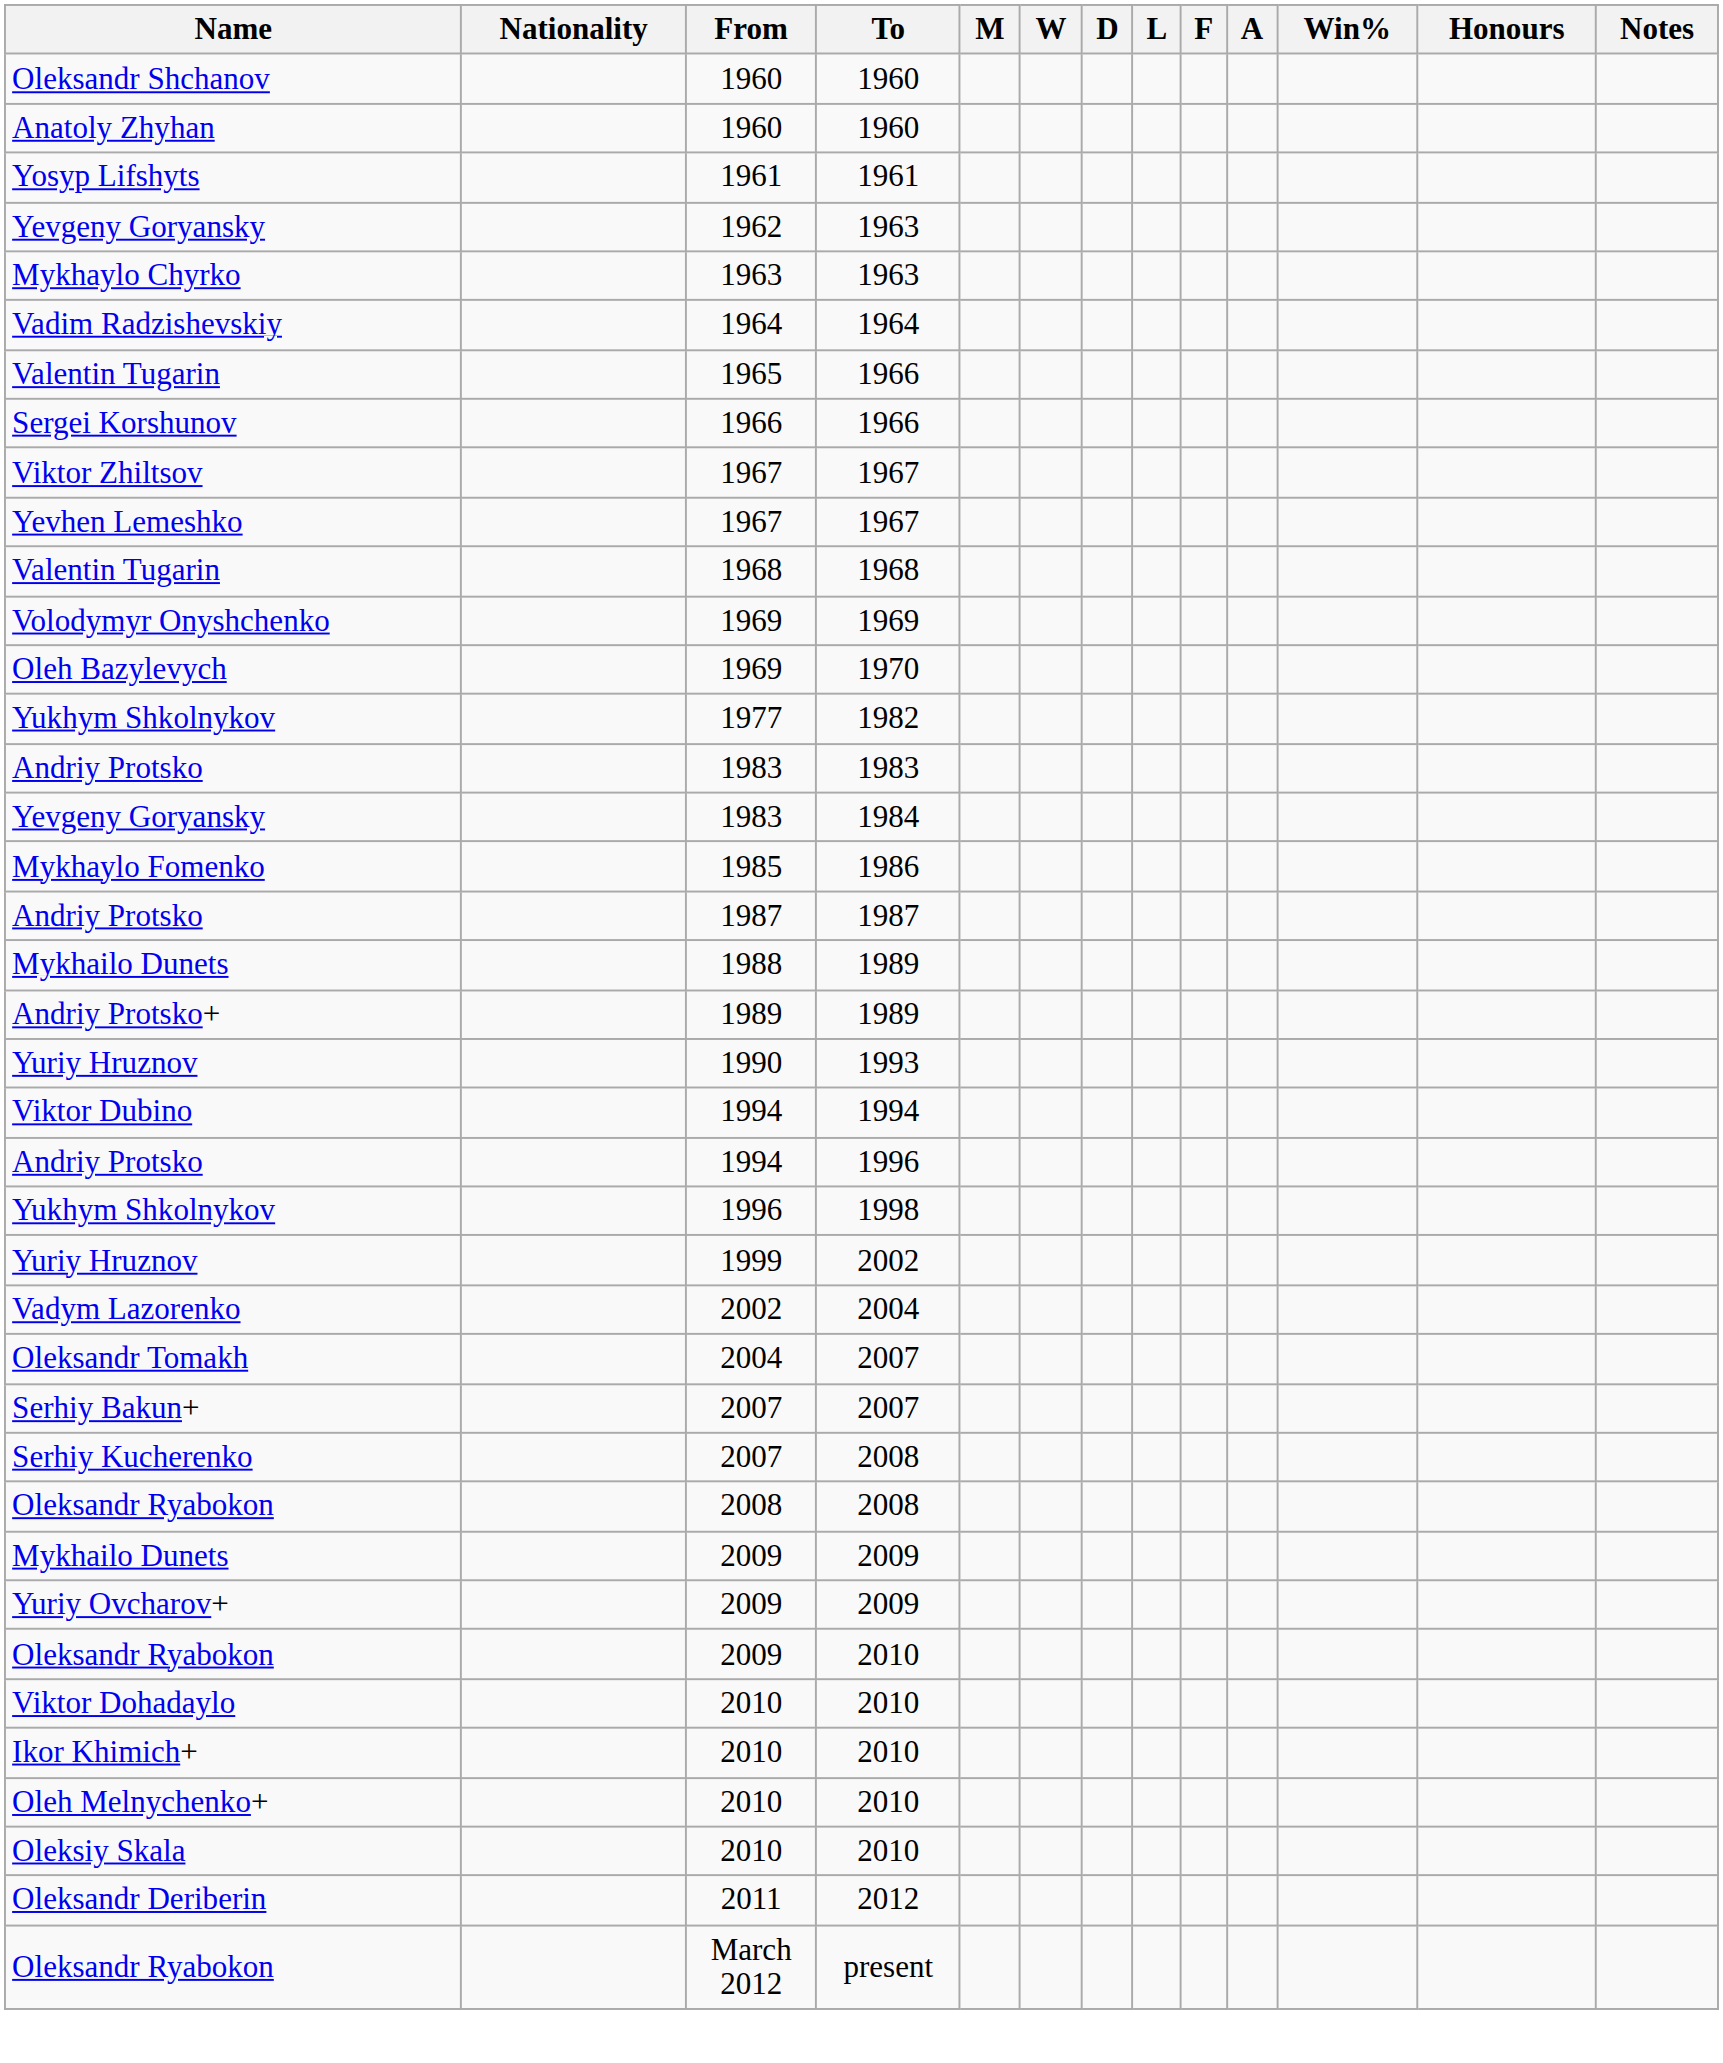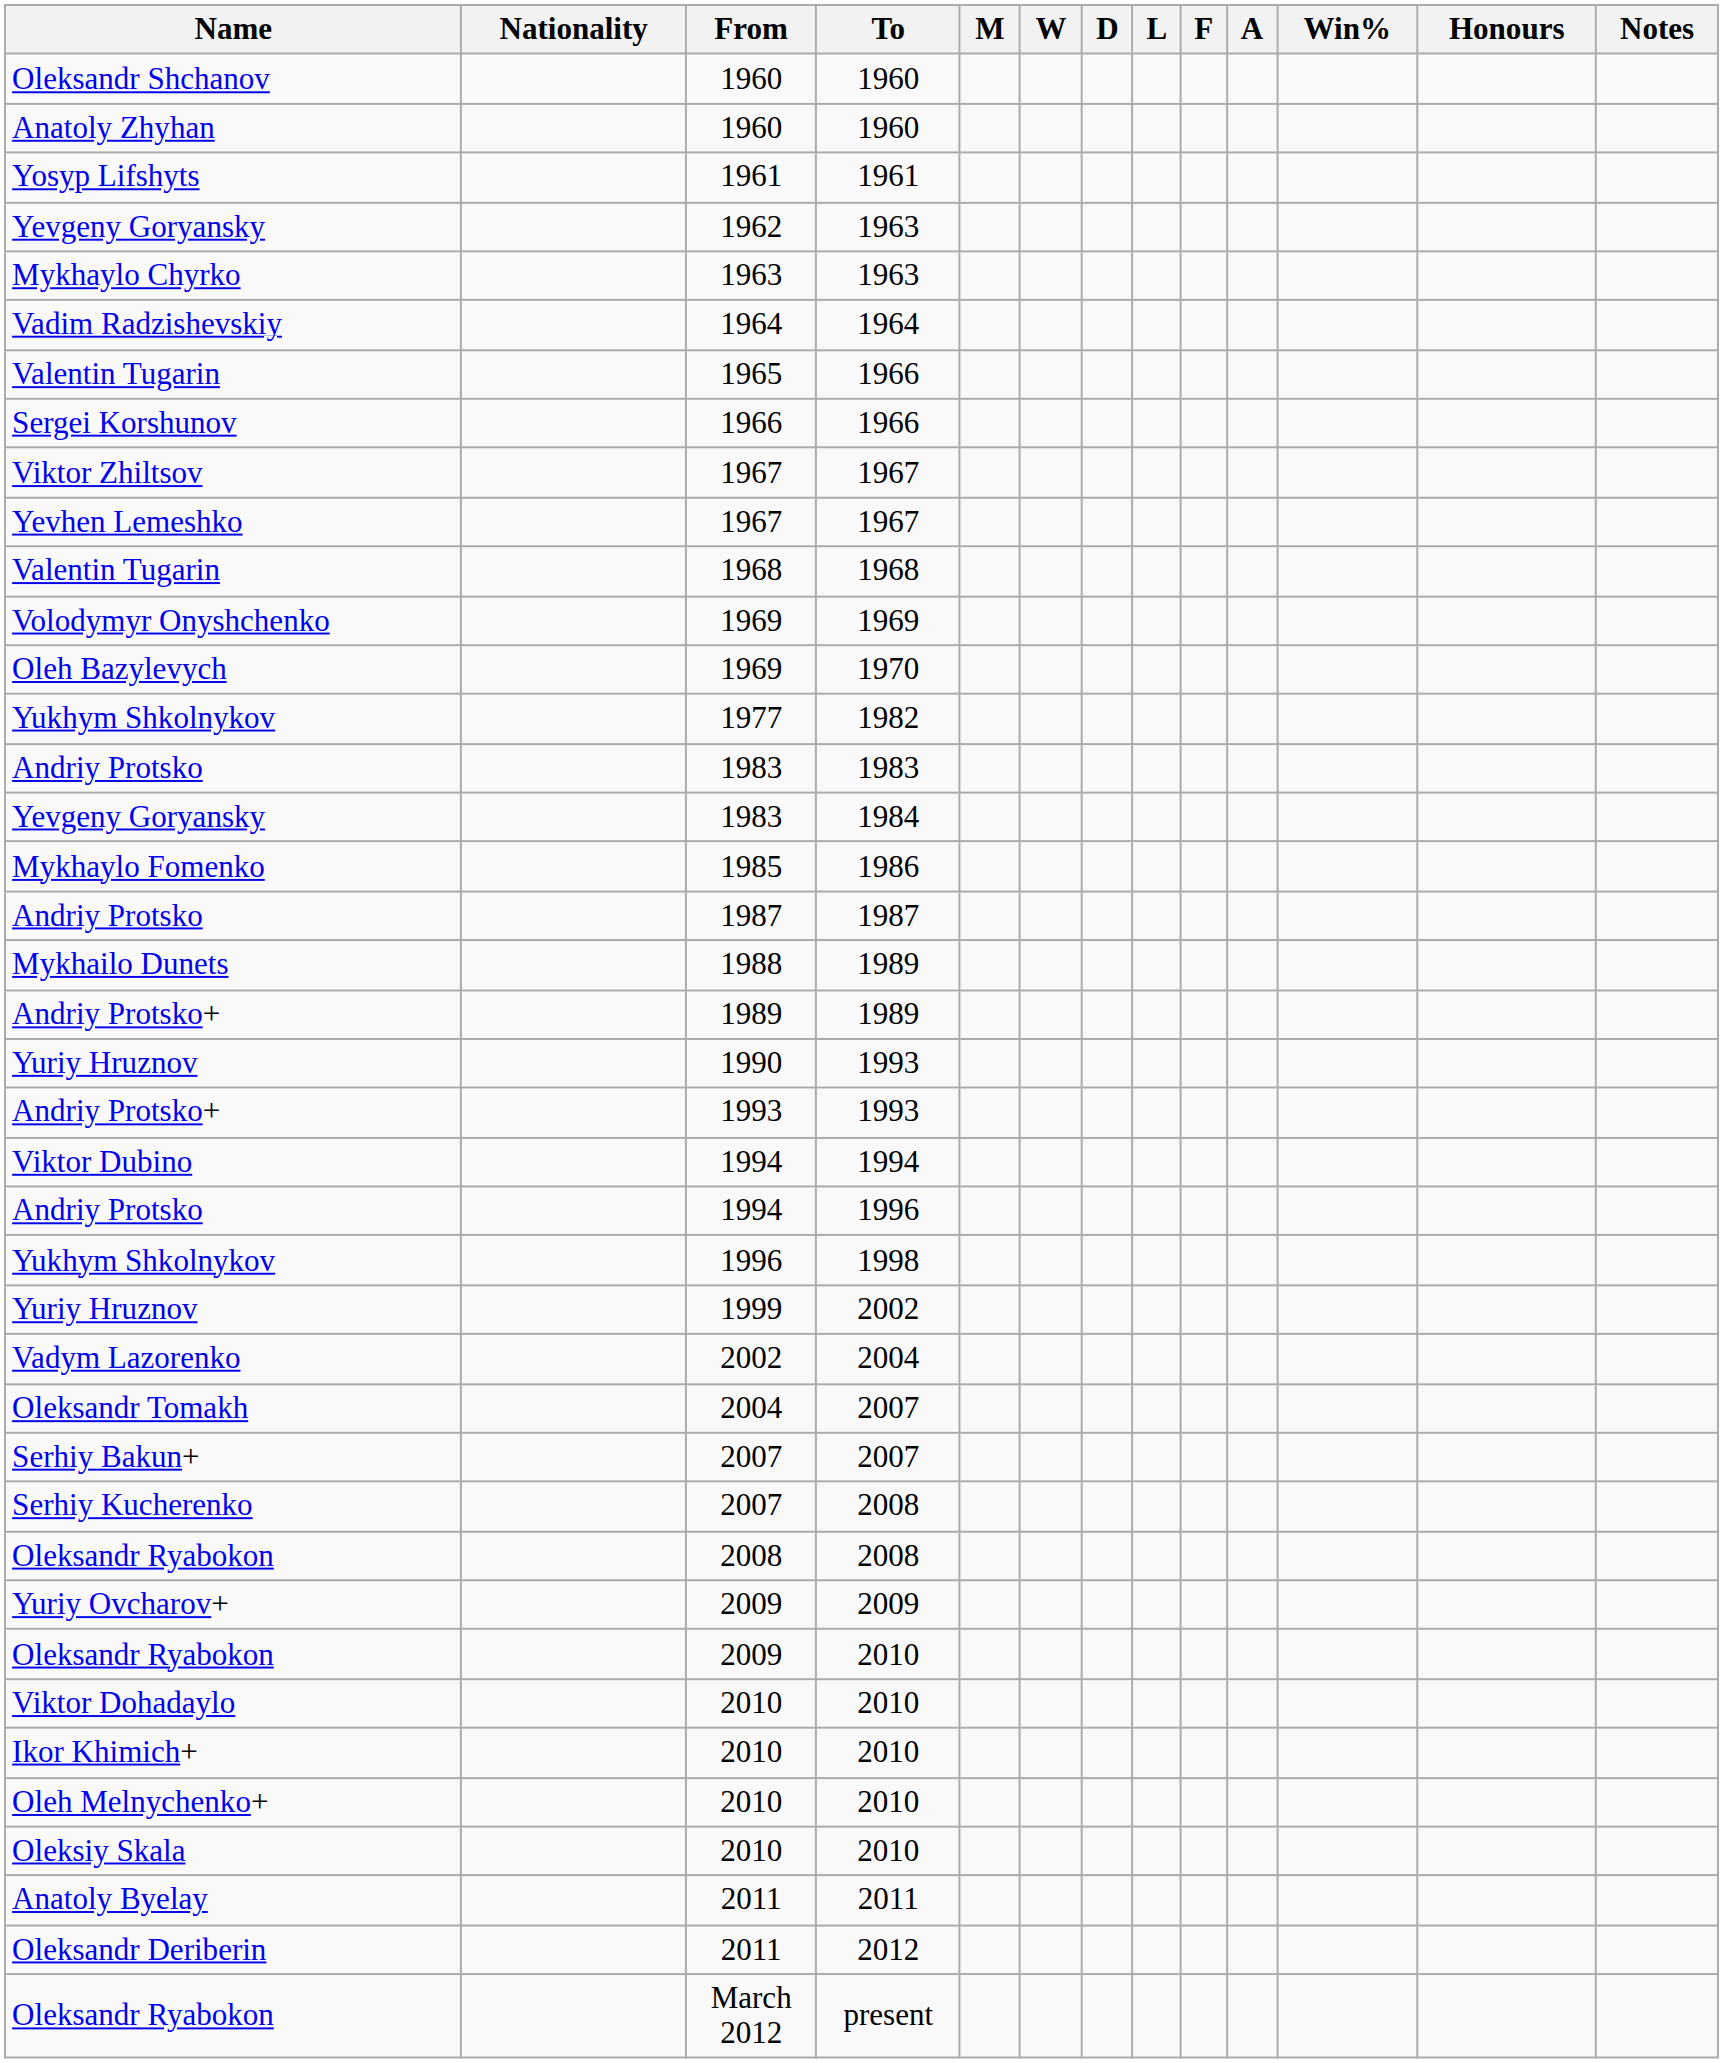+ row: (116, 1112)
- row: (120, 1555)
+ row: (110, 1899)
